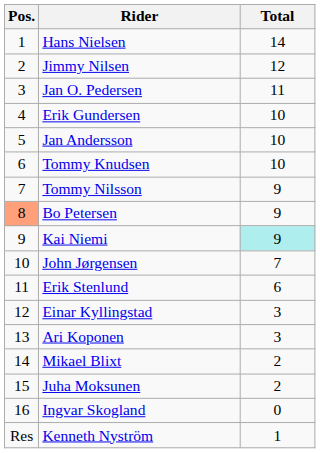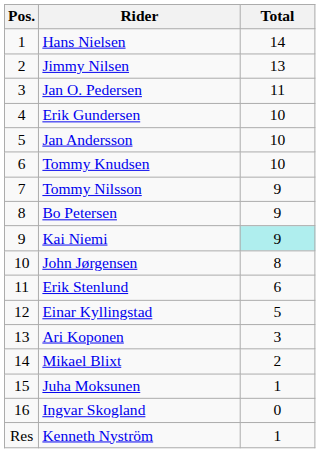(277, 66) 12 -> (277, 66) 13
(22, 213) lightsalmon background -> (22, 213) no background
(277, 262) 7 -> (277, 262) 8
(277, 312) 3 -> (277, 312) 5
(277, 386) 2 -> (277, 386) 1
